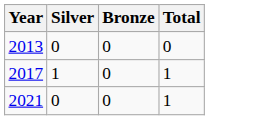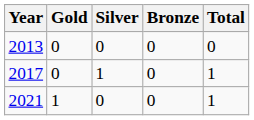+ column: (69, 18)
